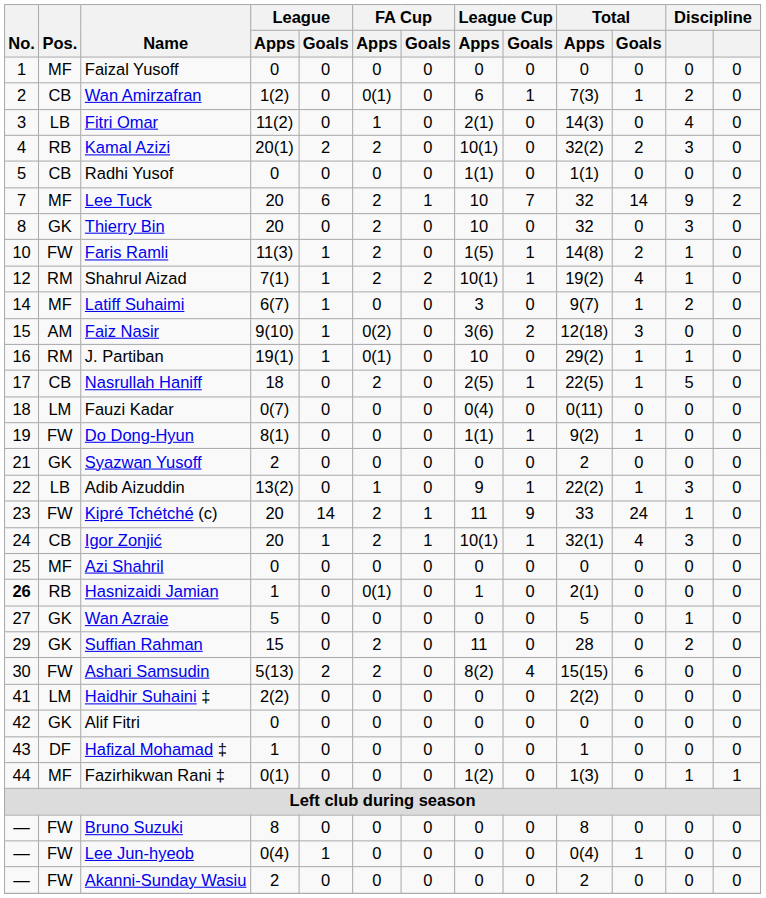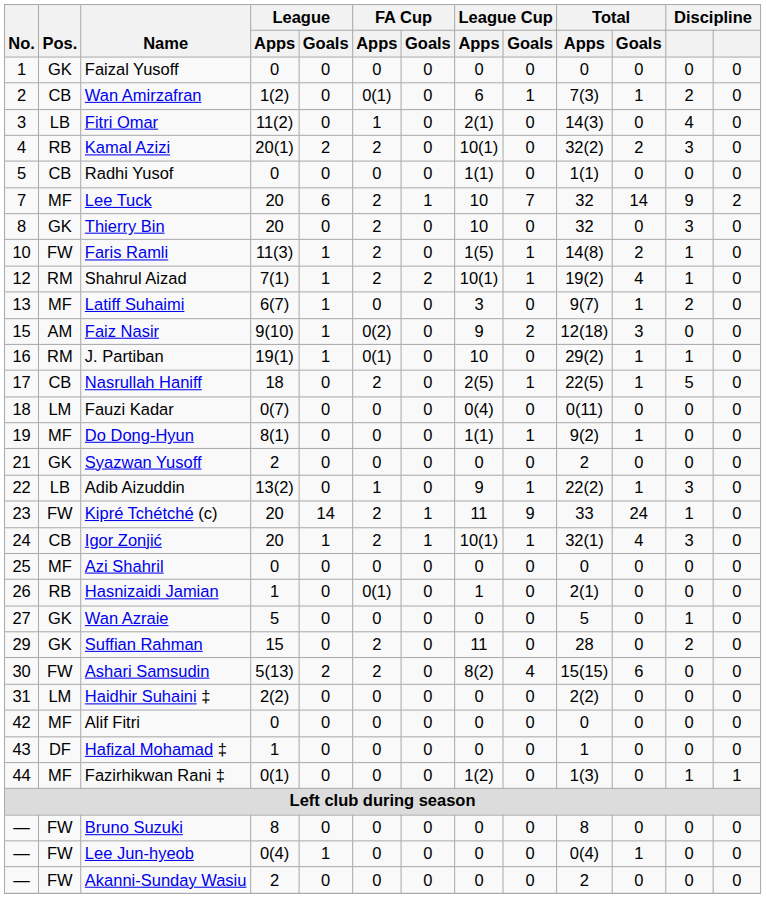(60, 69) MF -> (60, 69) GK
(22, 305) 14 -> (22, 305) 13
(479, 331) 3(6) -> (479, 331) 9
(60, 435) FW -> (60, 435) MF
(22, 592) bold -> (22, 592) normal
(22, 697) 41 -> (22, 697) 31
(60, 723) GK -> (60, 723) MF
